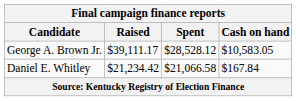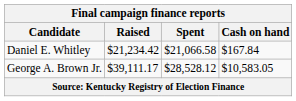rows swapped: (54, 50) <-> (49, 68)
